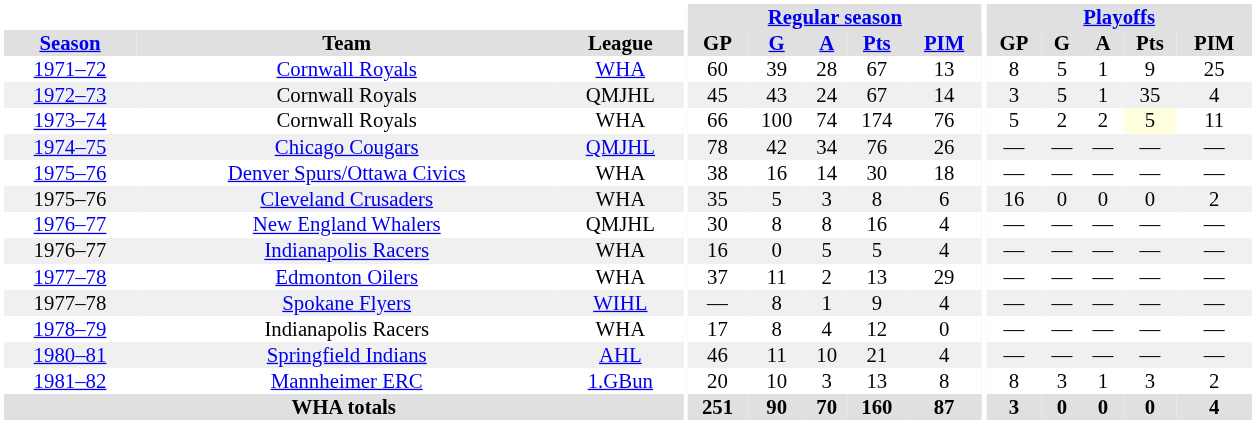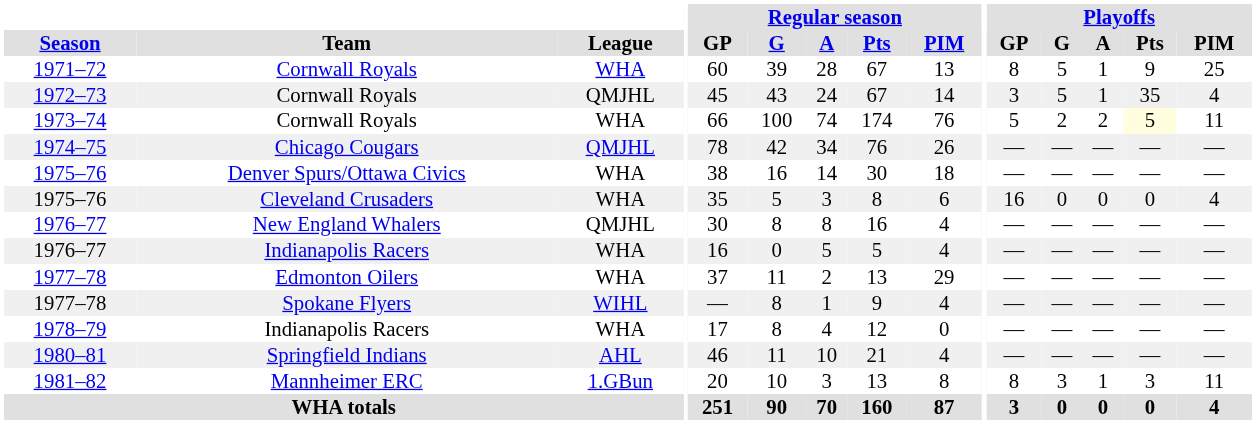(1214, 198) 2 -> (1214, 198) 4
(1214, 380) 2 -> (1214, 380) 11
